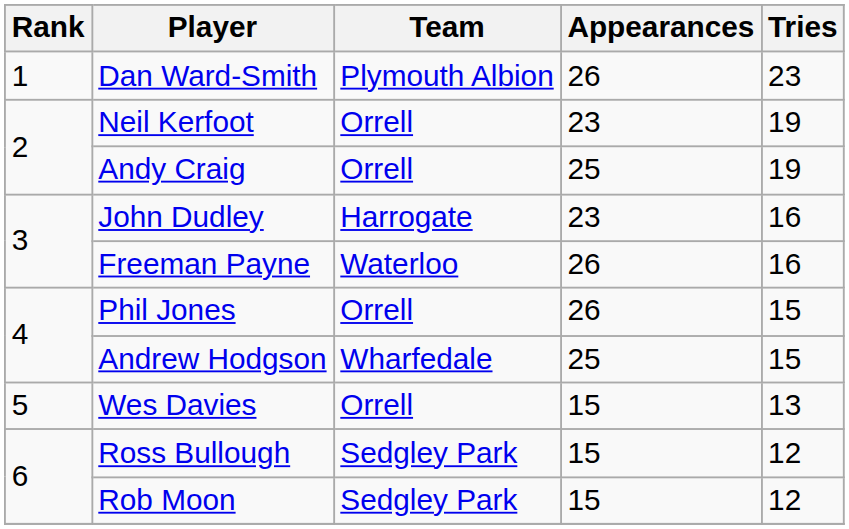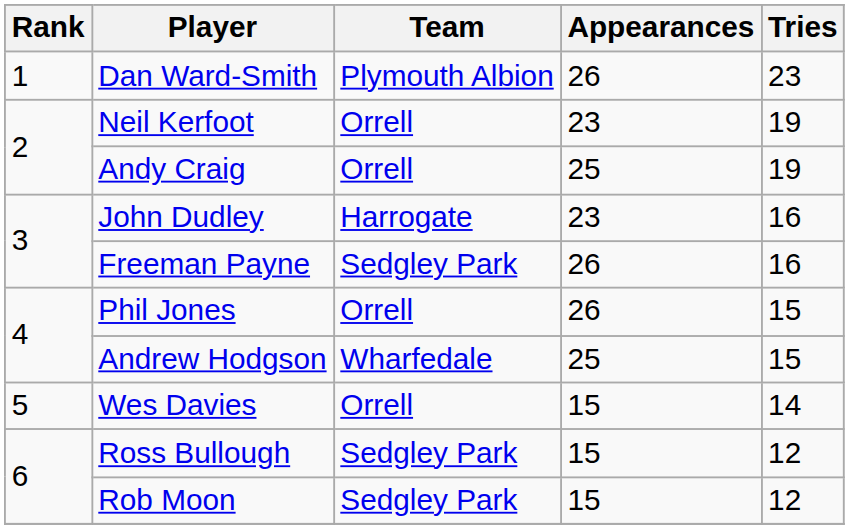(399, 264) Waterloo -> (429, 264) Sedgley Park
(785, 405) 13 -> (785, 405) 14
